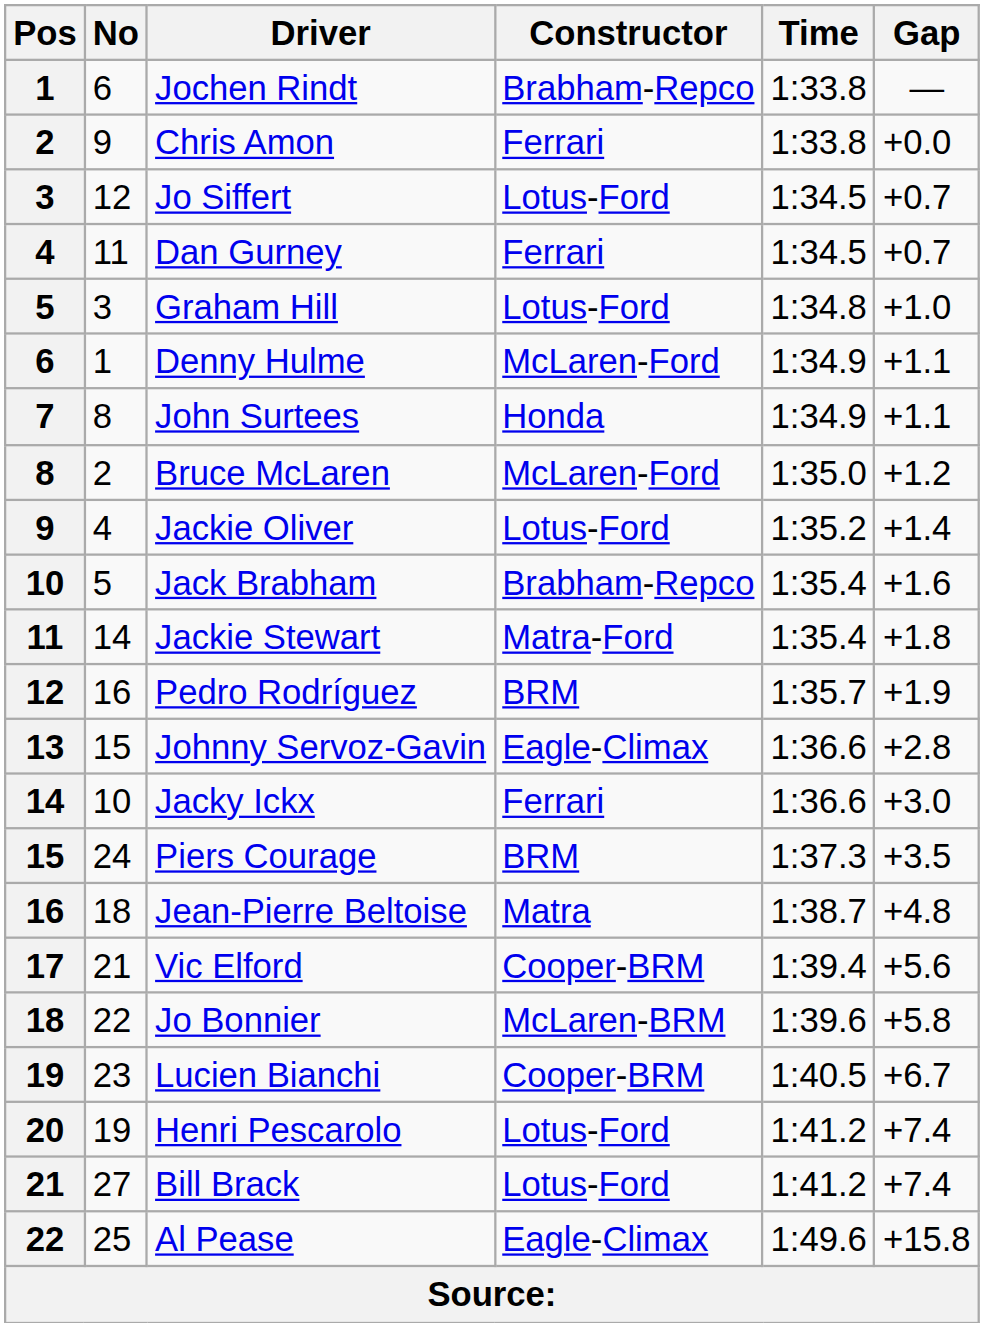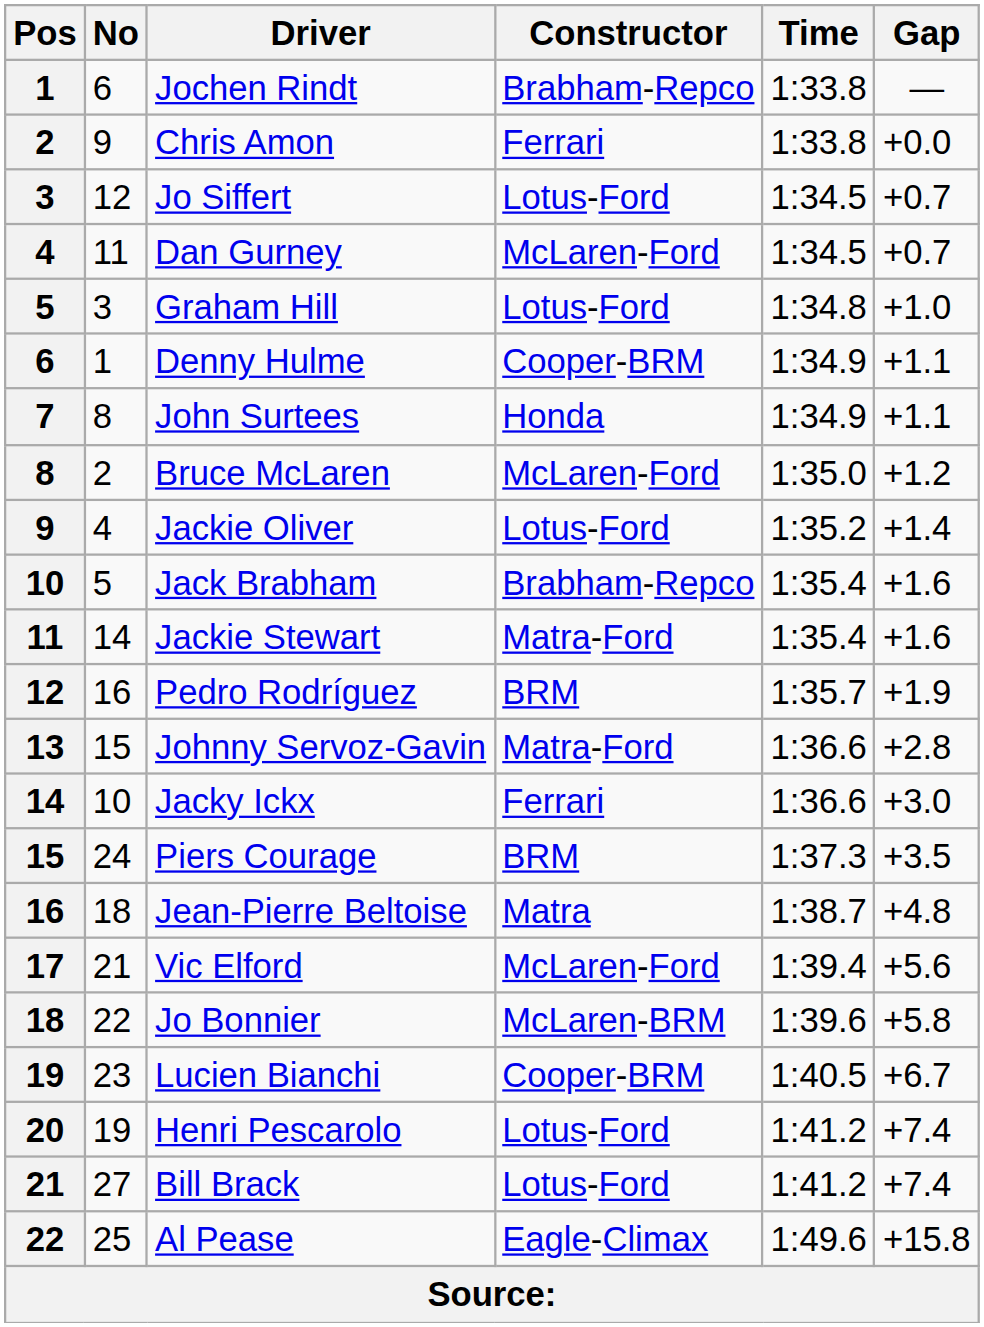(553, 252) Ferrari -> (611, 252) McLaren-Ford
(611, 362) McLaren-Ford -> (603, 362) Cooper-BRM
(917, 636) +1.8 -> (917, 636) +1.6
(605, 746) Eagle-Climax -> (588, 746) Matra-Ford
(603, 965) Cooper-BRM -> (611, 965) McLaren-Ford
